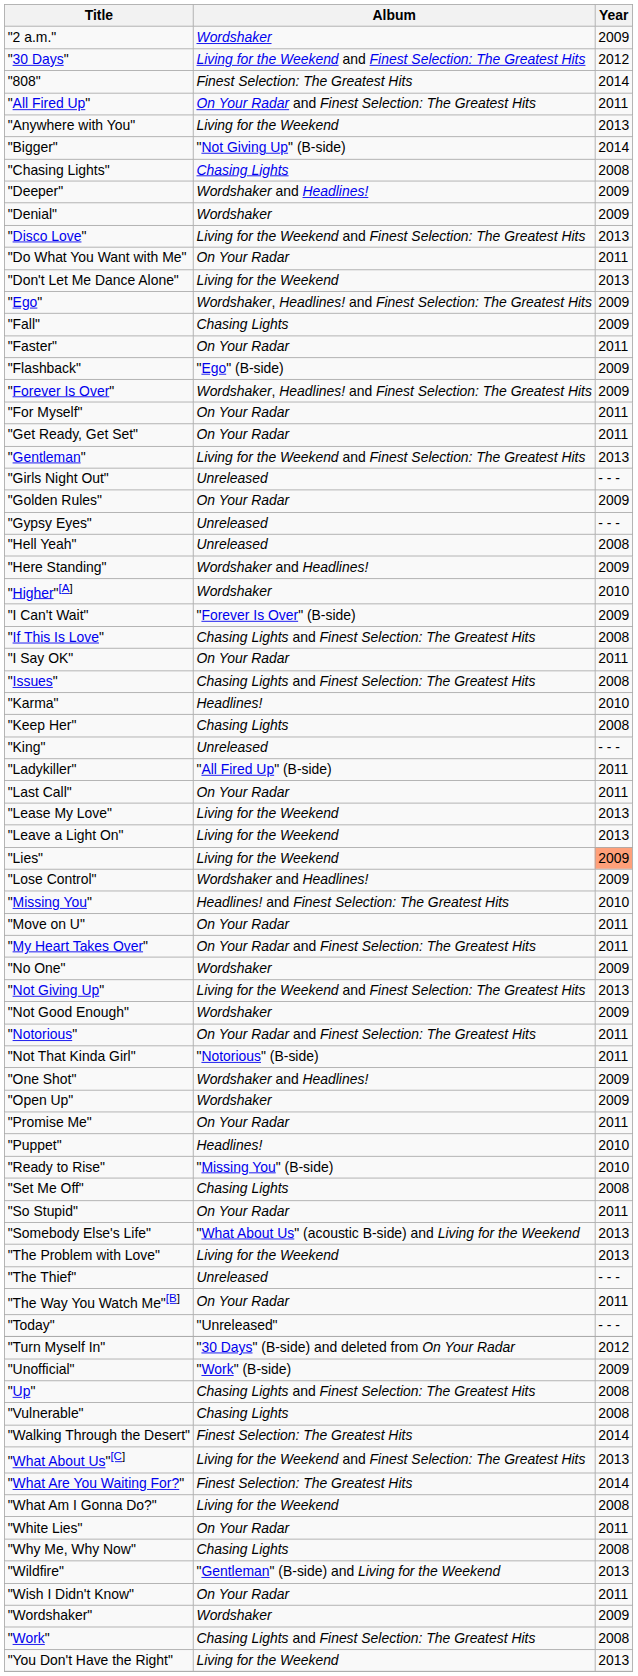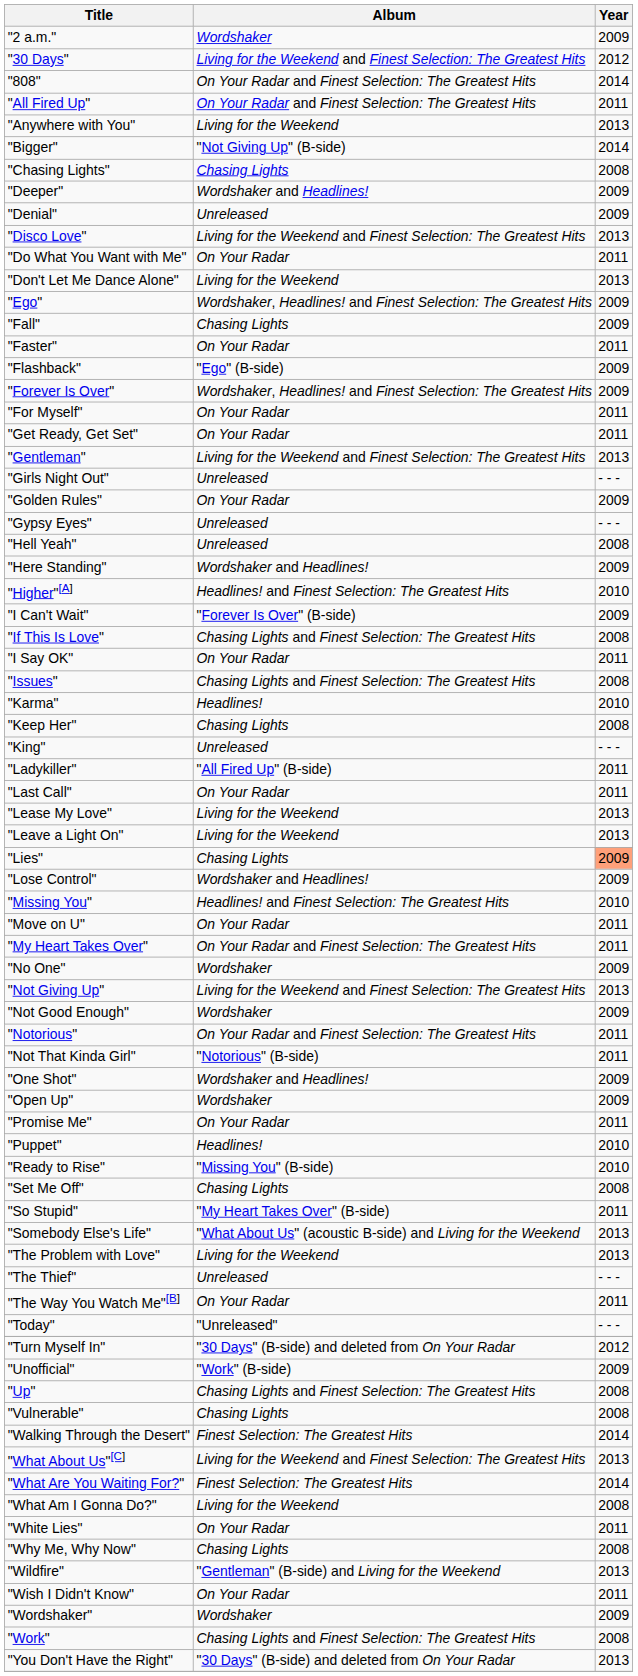(304, 81) Finest Selection: The Greatest Hits -> (366, 81) On Your Radar and Finest Selection: The Greatest Hits
(234, 214) Wordshaker -> (232, 214) Unreleased
(234, 591) Wordshaker -> (353, 591) Headlines! and Finest Selection: The Greatest Hits
(268, 858) Living for the Weekend -> (243, 858) Chasing Lights
(243, 1211) On Your Radar -> (293, 1211) "My Heart Takes Over" (B-side)
(268, 1660) Living for the Weekend -> (356, 1660) "30 Days" (B-side) and deleted from On Your Radar
